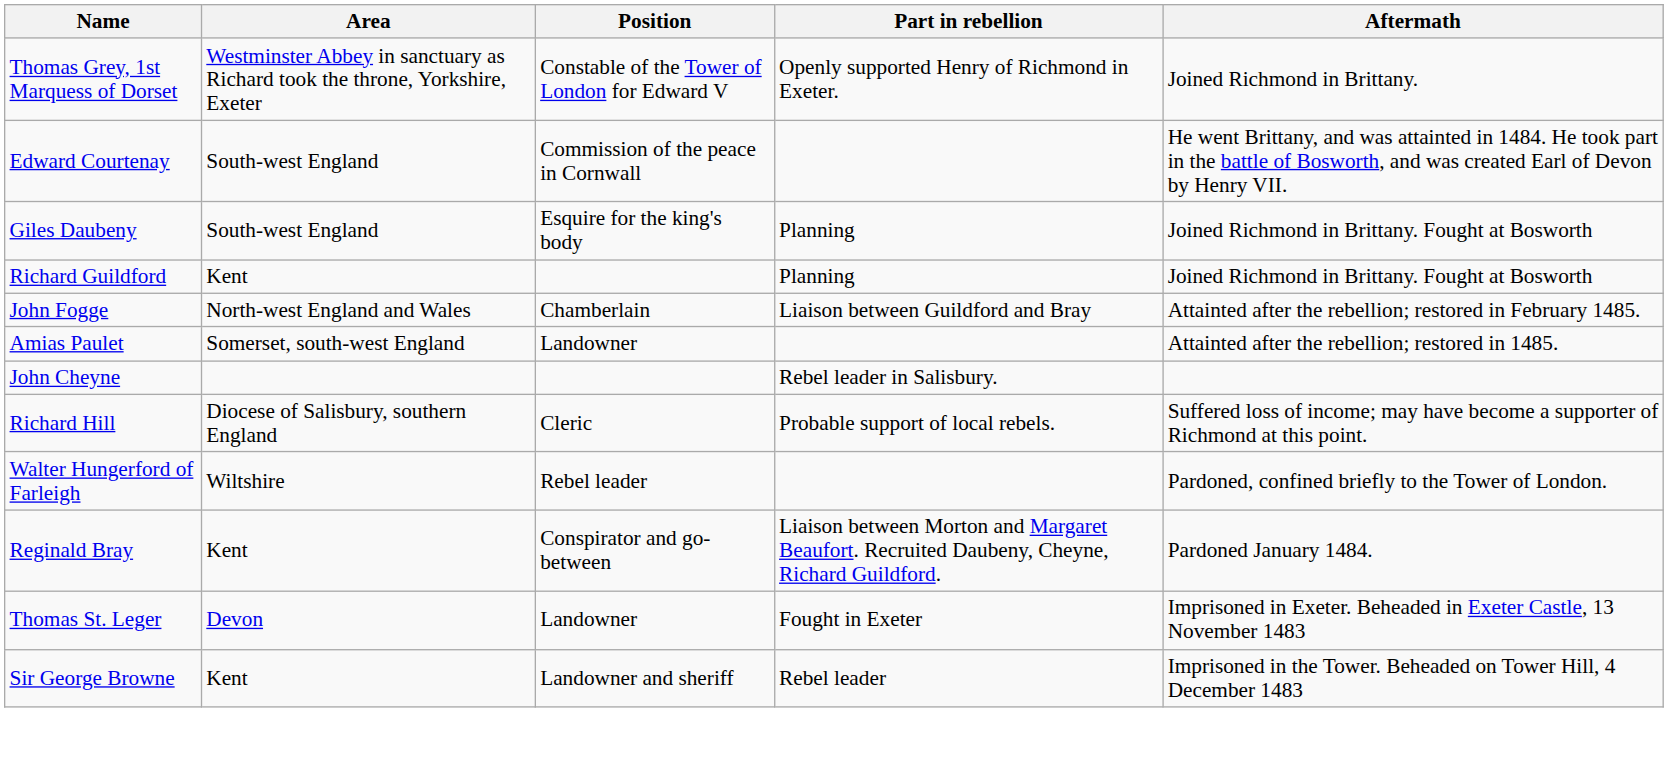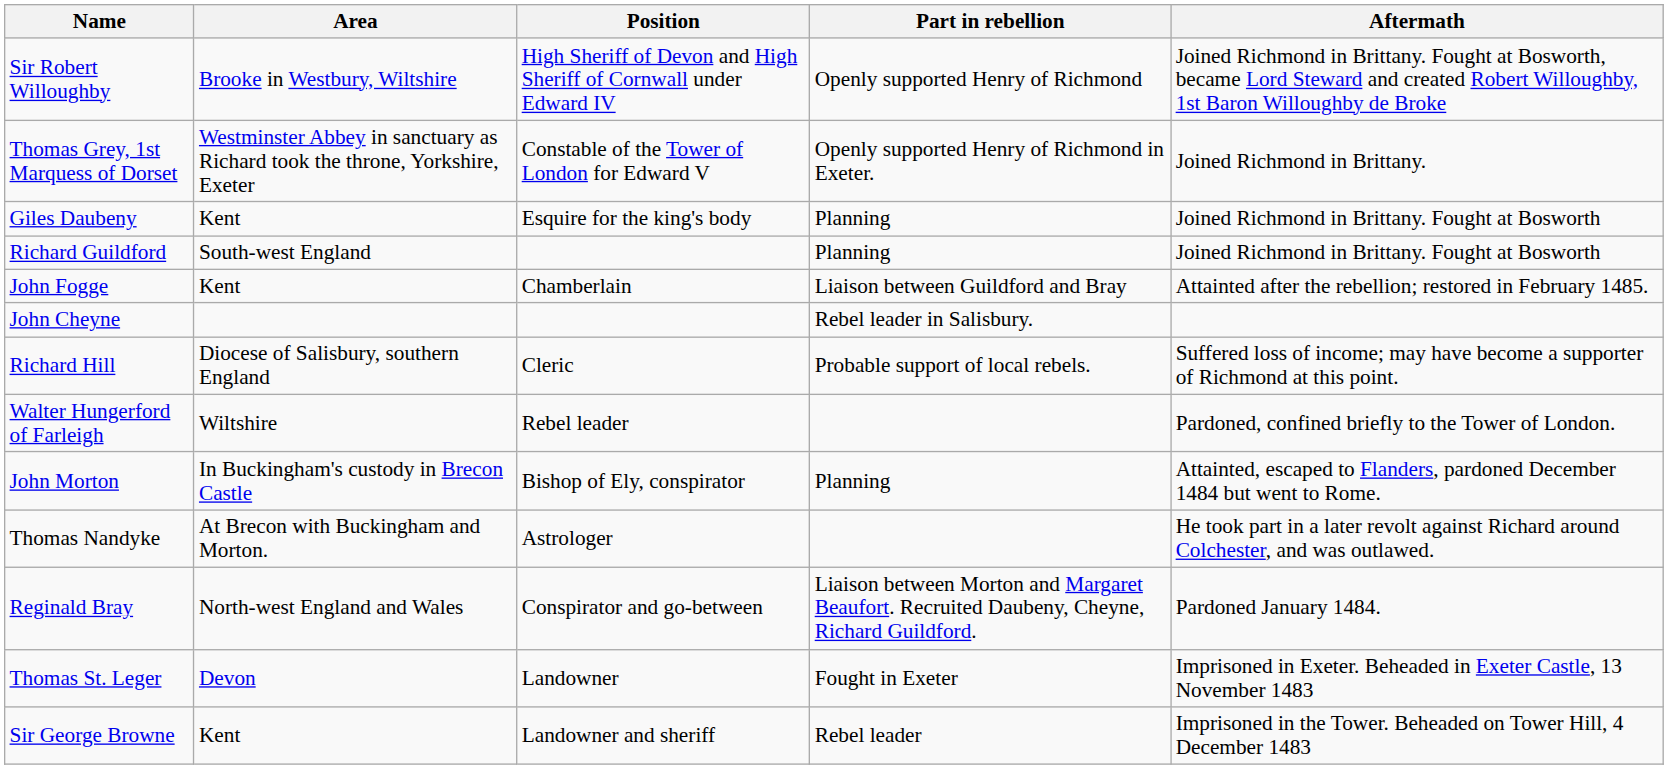+ row: (60, 79)
- row: (90, 160)
(292, 230) South-west England -> (220, 218) Kent
(227, 276) Kent -> (285, 252) South-west England
(339, 309) North-west England and Wales -> (220, 285) Kent
- row: (67, 343)
+ row: (64, 480)
+ row: (85, 538)
(227, 550) Kent -> (331, 608) North-west England and Wales
